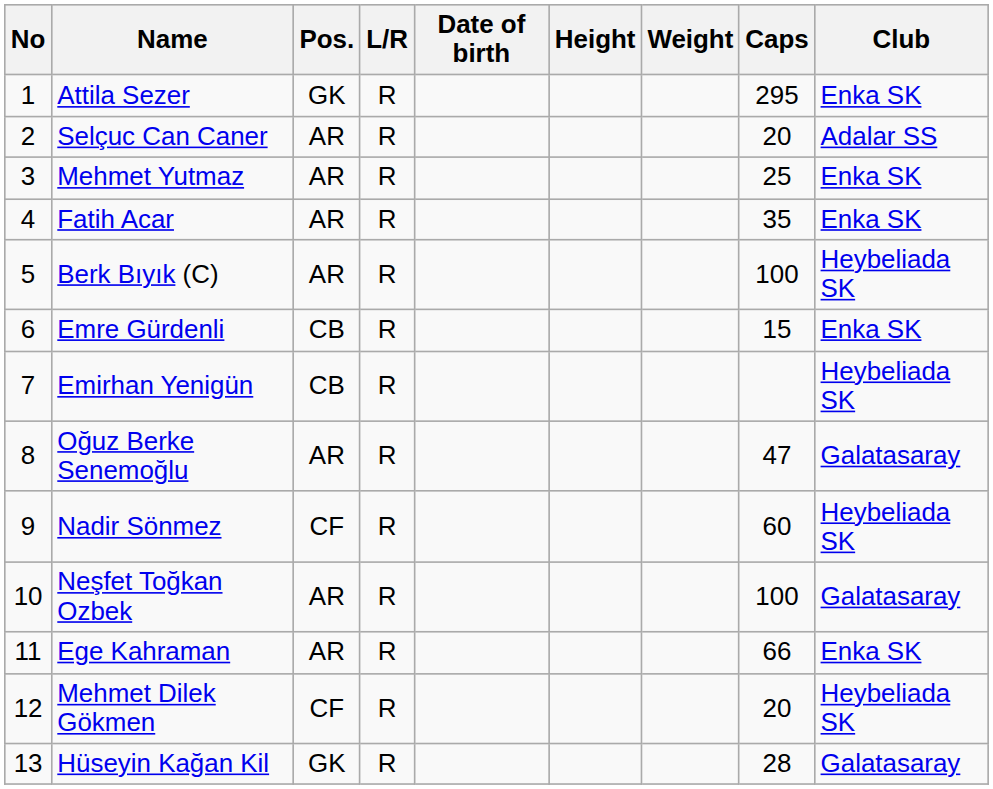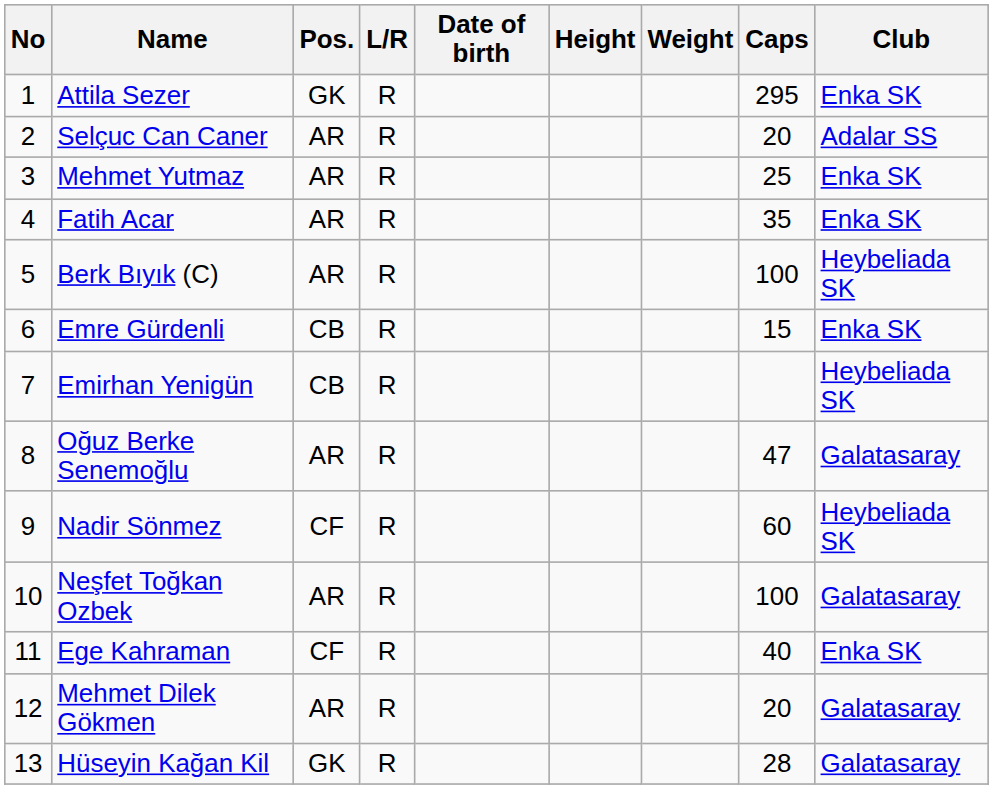(327, 652) AR -> (327, 652) CF
(777, 652) 66 -> (777, 652) 40
(327, 707) CF -> (327, 707) AR
(885, 707) Heybeliada SK -> (890, 707) Galatasaray
